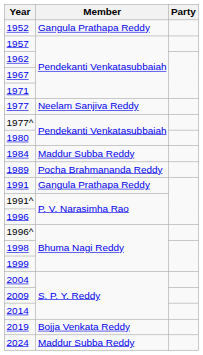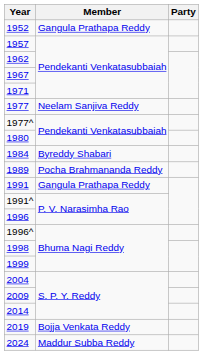(86, 153) Maddur Subba Reddy -> (75, 153) Byreddy Shabari
